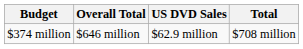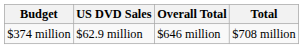columns swapped: (111, 14) <-> (189, 14)
